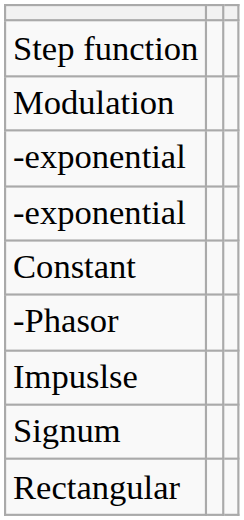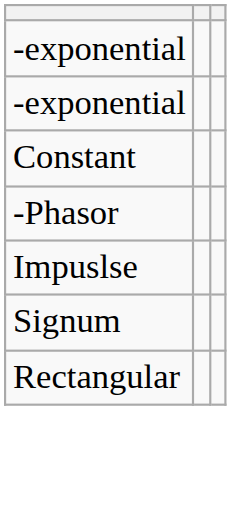- row: (106, 47)
- row: (94, 102)
